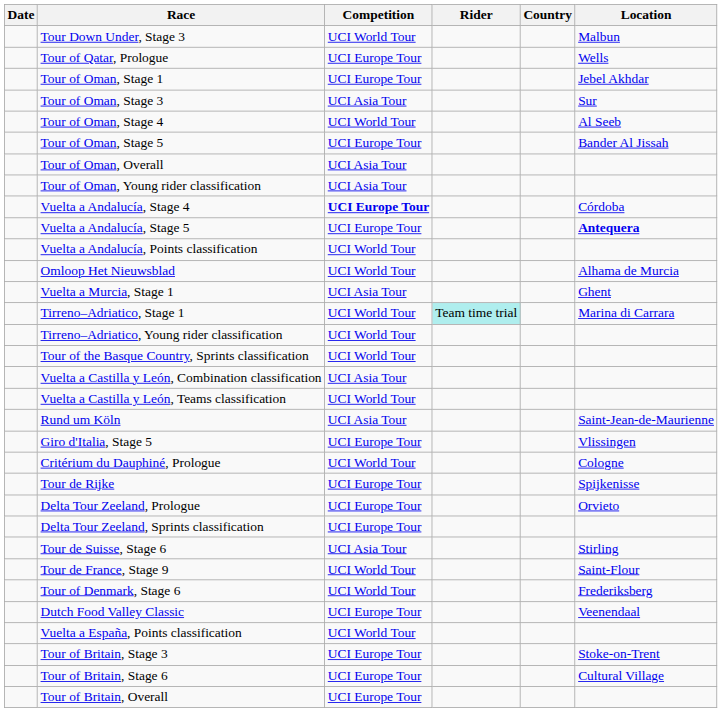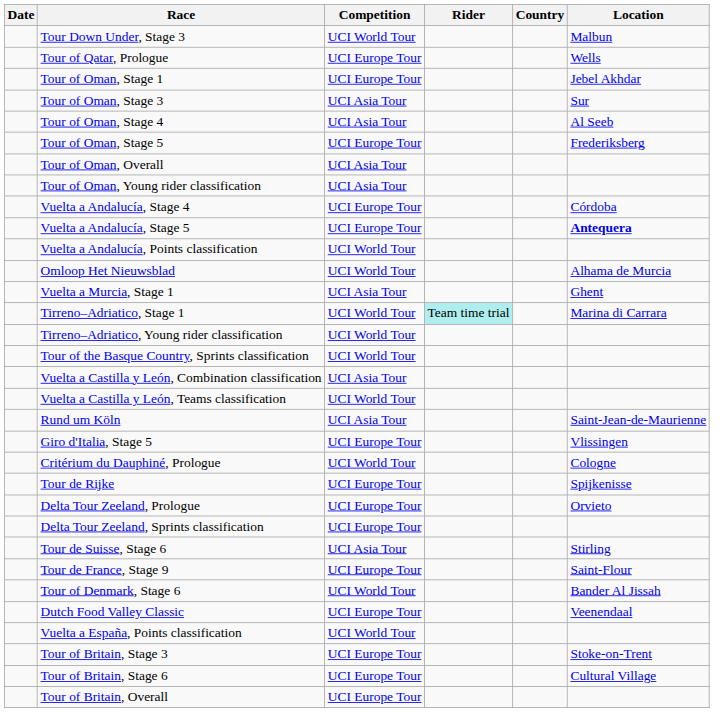(372, 121) UCI World Tour -> (367, 121) UCI Asia Tour
(623, 143) Bander Al Jissah -> (608, 143) Frederiksberg
(378, 206) bold -> (375, 206) normal
(372, 569) UCI World Tour -> (375, 569) UCI Europe Tour
(615, 590) Frederiksberg -> (616, 590) Bander Al Jissah
